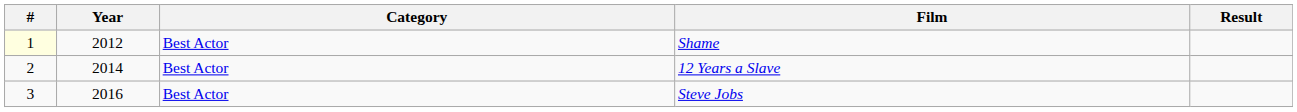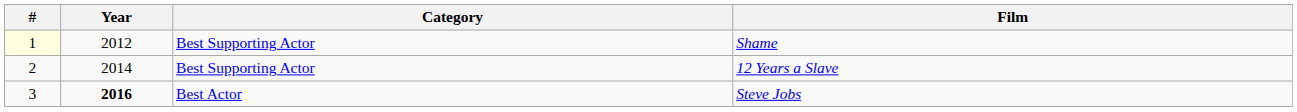- column: (1241, 17)
(196, 43) Best Actor -> (245, 43) Best Supporting Actor
(196, 68) Best Actor -> (245, 68) Best Supporting Actor
(108, 94) normal -> (117, 94) bold
